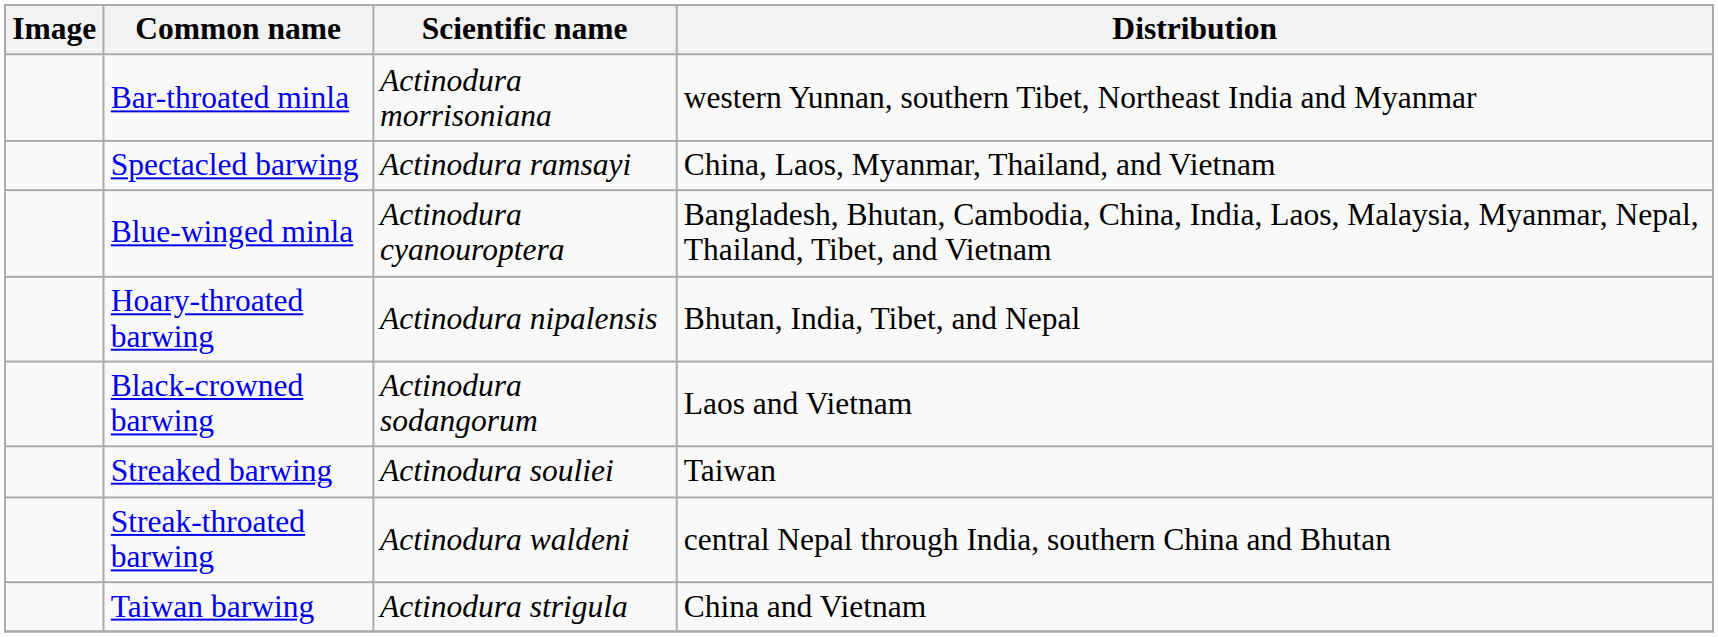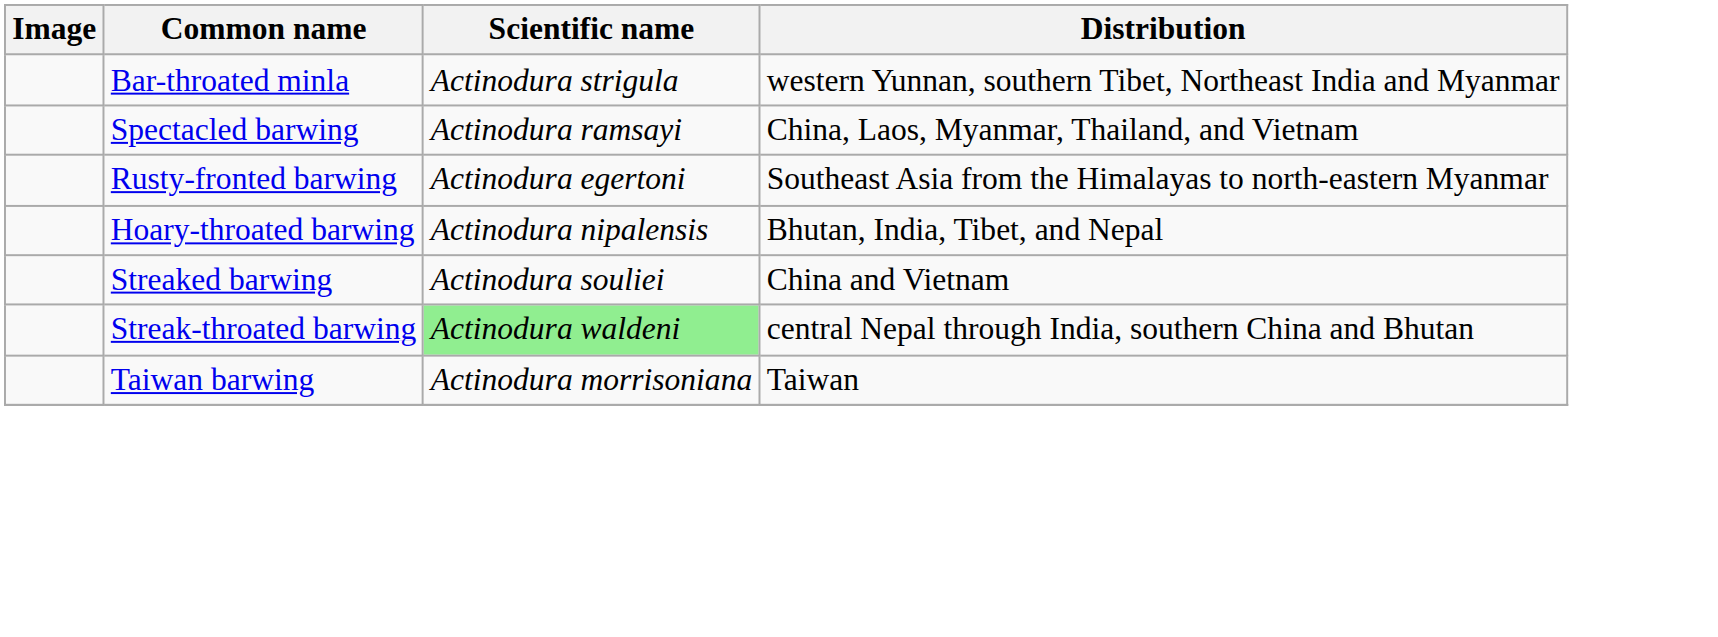(466, 97) Actinodura morrisoniana -> (555, 79) Actinodura strigula
+ row: (254, 179)
- row: (232, 232)
- row: (207, 403)
(730, 471) Taiwan -> (888, 279) China and Vietnam
(505, 538) no background -> (556, 329) lightgreen background
(504, 606) Actinodura strigula -> (591, 379) Actinodura morrisoniana
(805, 606) China and Vietnam -> (813, 379) Taiwan
